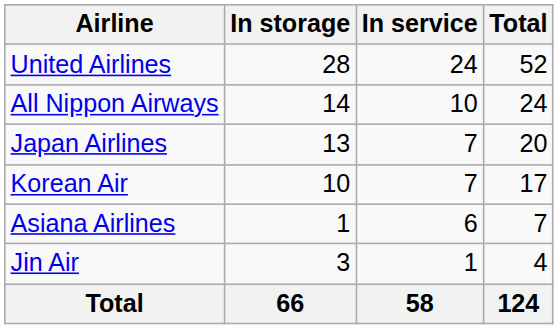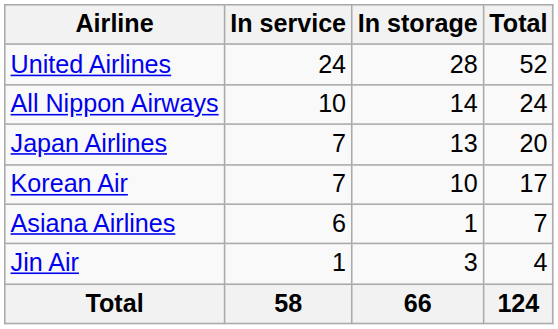columns swapped: (420, 24) <-> (290, 24)
